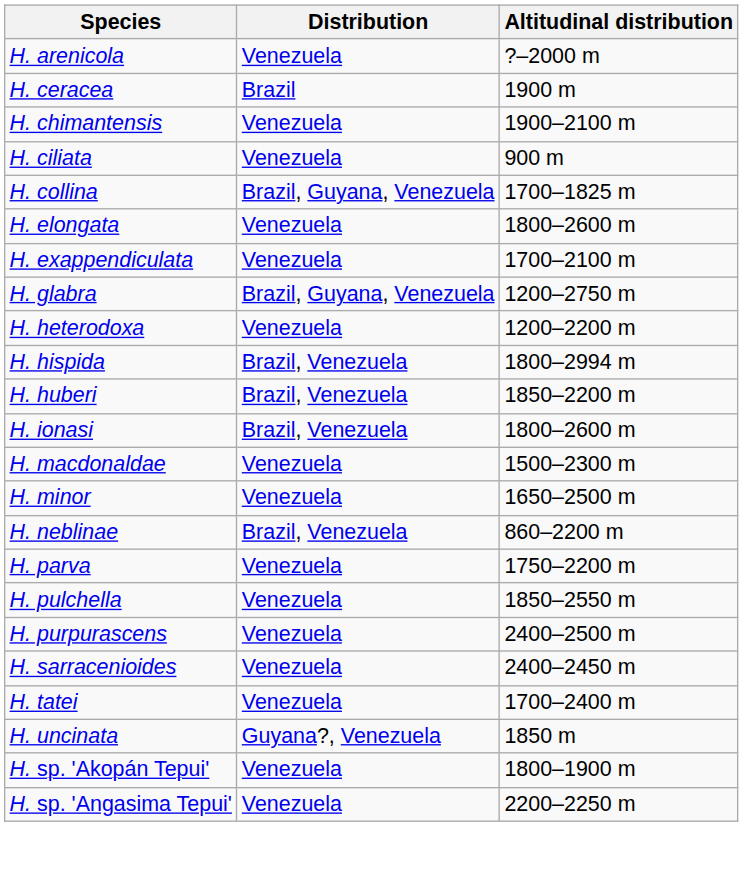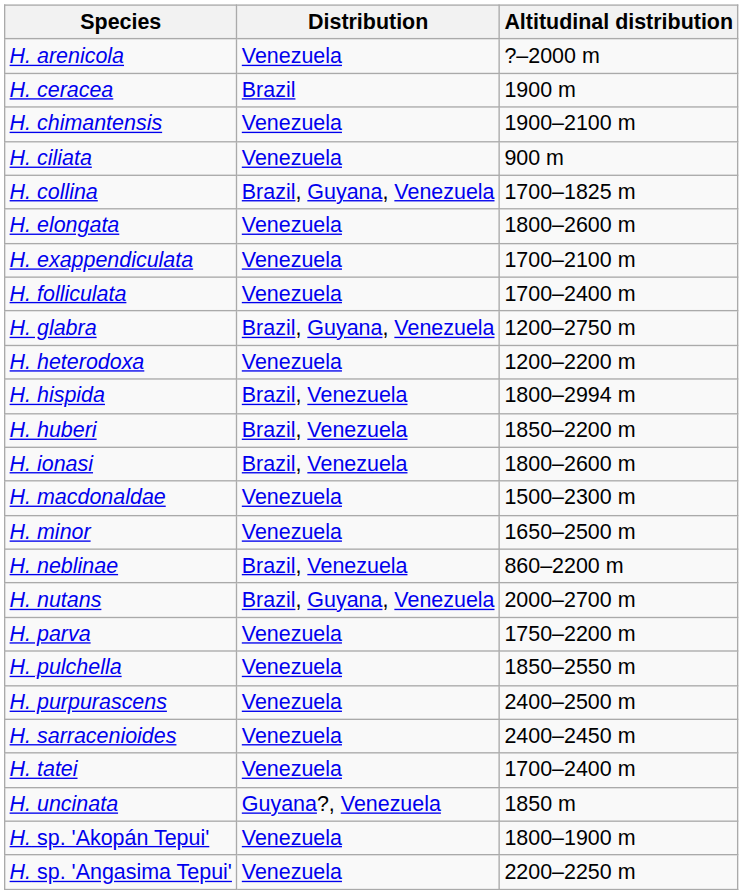+ row: (68, 293)
+ row: (55, 599)
